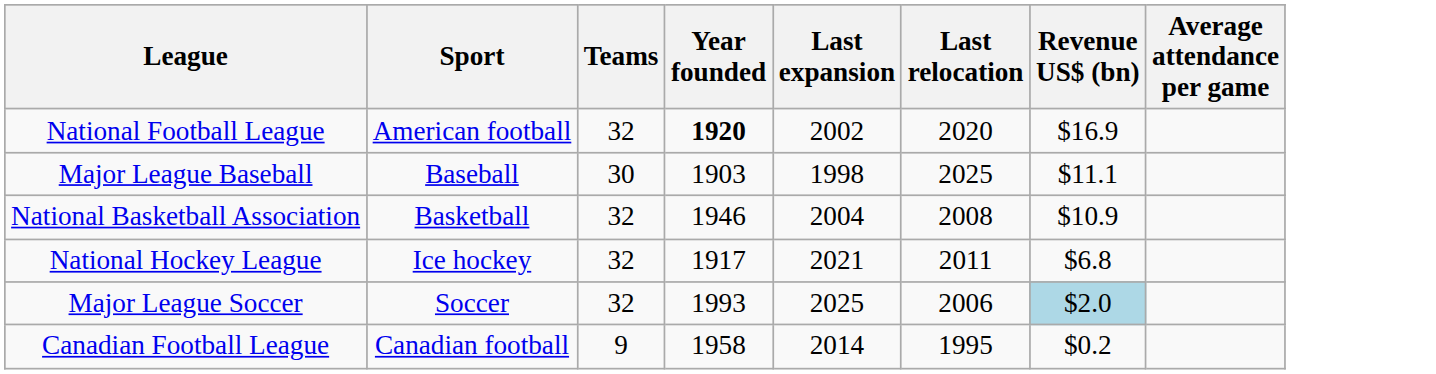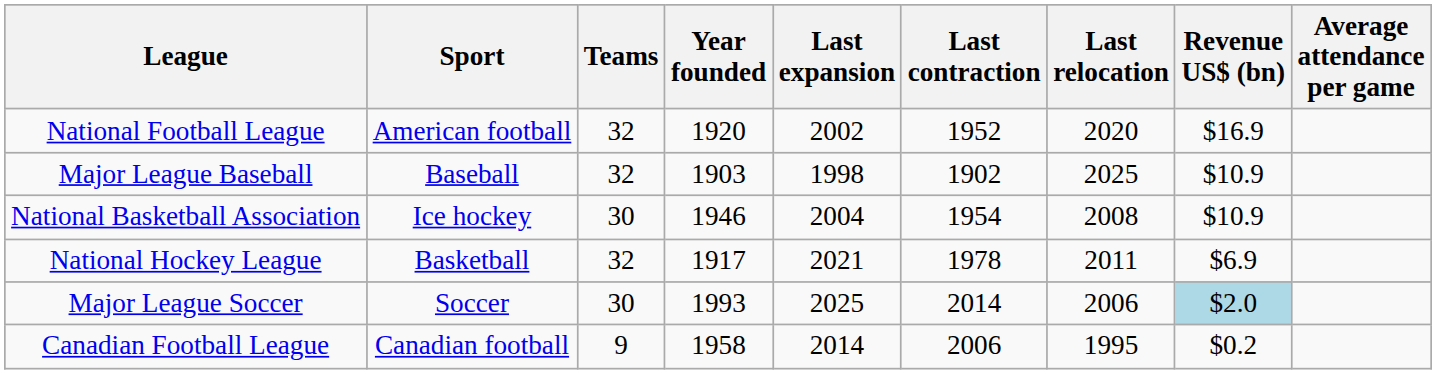+ column: (974, 56)
(719, 130) bold -> (719, 130) normal
(621, 173) 30 -> (621, 173) 32
(1088, 173) $11.1 -> (1233, 173) $10.9
(472, 216) Basketball -> (472, 216) Ice hockey
(621, 216) 32 -> (621, 216) 30
(472, 259) Ice hockey -> (472, 259) Basketball
(1088, 259) $6.8 -> (1233, 259) $6.9
(621, 302) 32 -> (621, 302) 30
